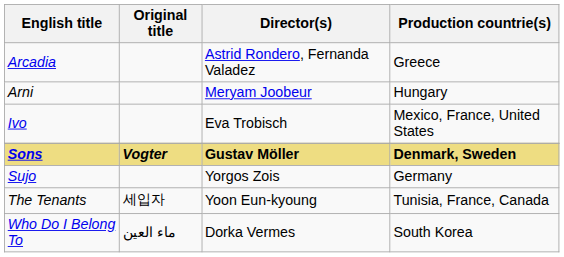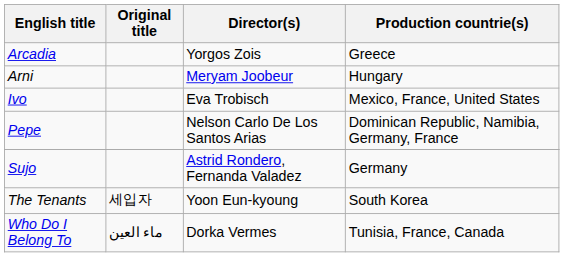(287, 62) Astrid Rondero, Fernanda Valadez -> (224, 54) Yorgos Zois
+ row: (24, 130)
- row: (25, 154)
(242, 176) Yorgos Zois -> (244, 168) Astrid Rondero, Fernanda Valadez
(471, 200) Tunisia, France, Canada -> (388, 200) South Korea
(433, 232) South Korea -> (426, 232) Tunisia, France, Canada
